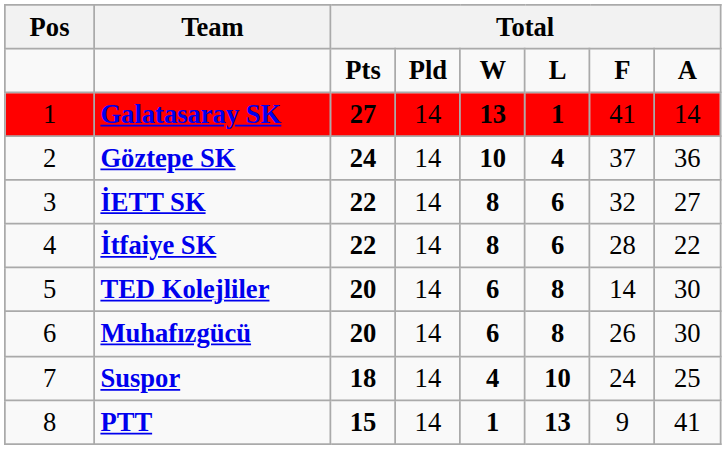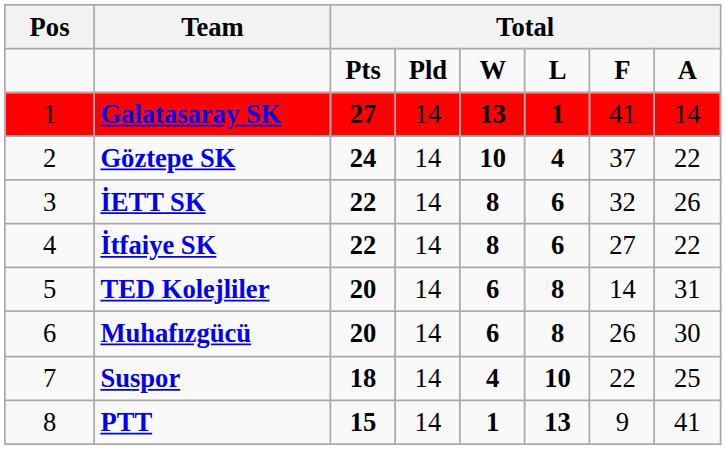(687, 158) 36 -> (687, 158) 22
(687, 202) 27 -> (687, 202) 26
(622, 245) 28 -> (622, 245) 27
(687, 289) 30 -> (687, 289) 31
(622, 377) 24 -> (622, 377) 22
